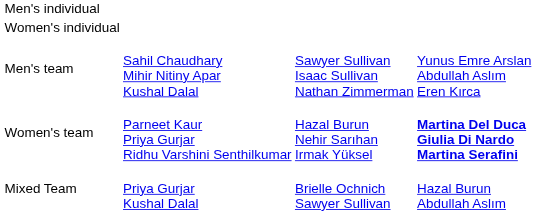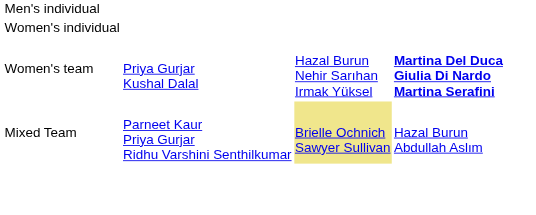- row: (39, 68)
(207, 140) Parneet Kaur Priya Gurjar Ridhu Varshini Senthilkumar -> (161, 76) Priya Gurjar Kushal Dalal
(161, 196) Priya Gurjar Kushal Dalal -> (207, 140) Parneet Kaur Priya Gurjar Ridhu Varshini Senthilkumar
(343, 196) no background -> (343, 140) khaki background
